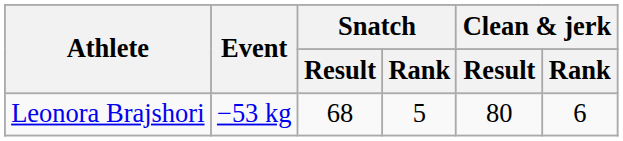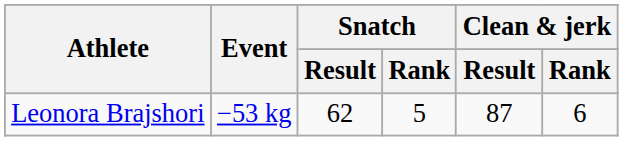(340, 114) 68 -> (340, 114) 62
(499, 114) 80 -> (499, 114) 87
